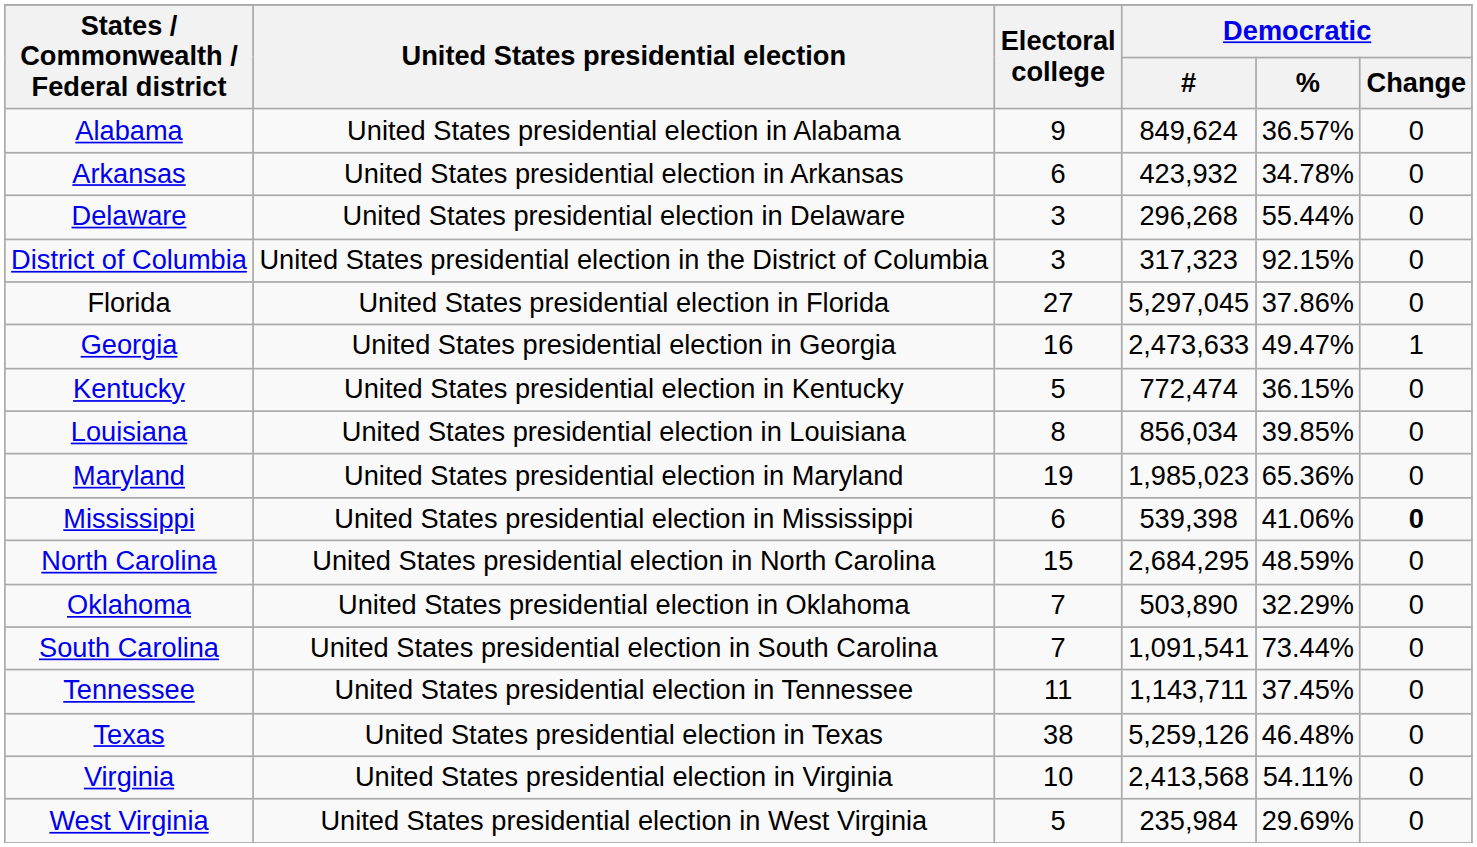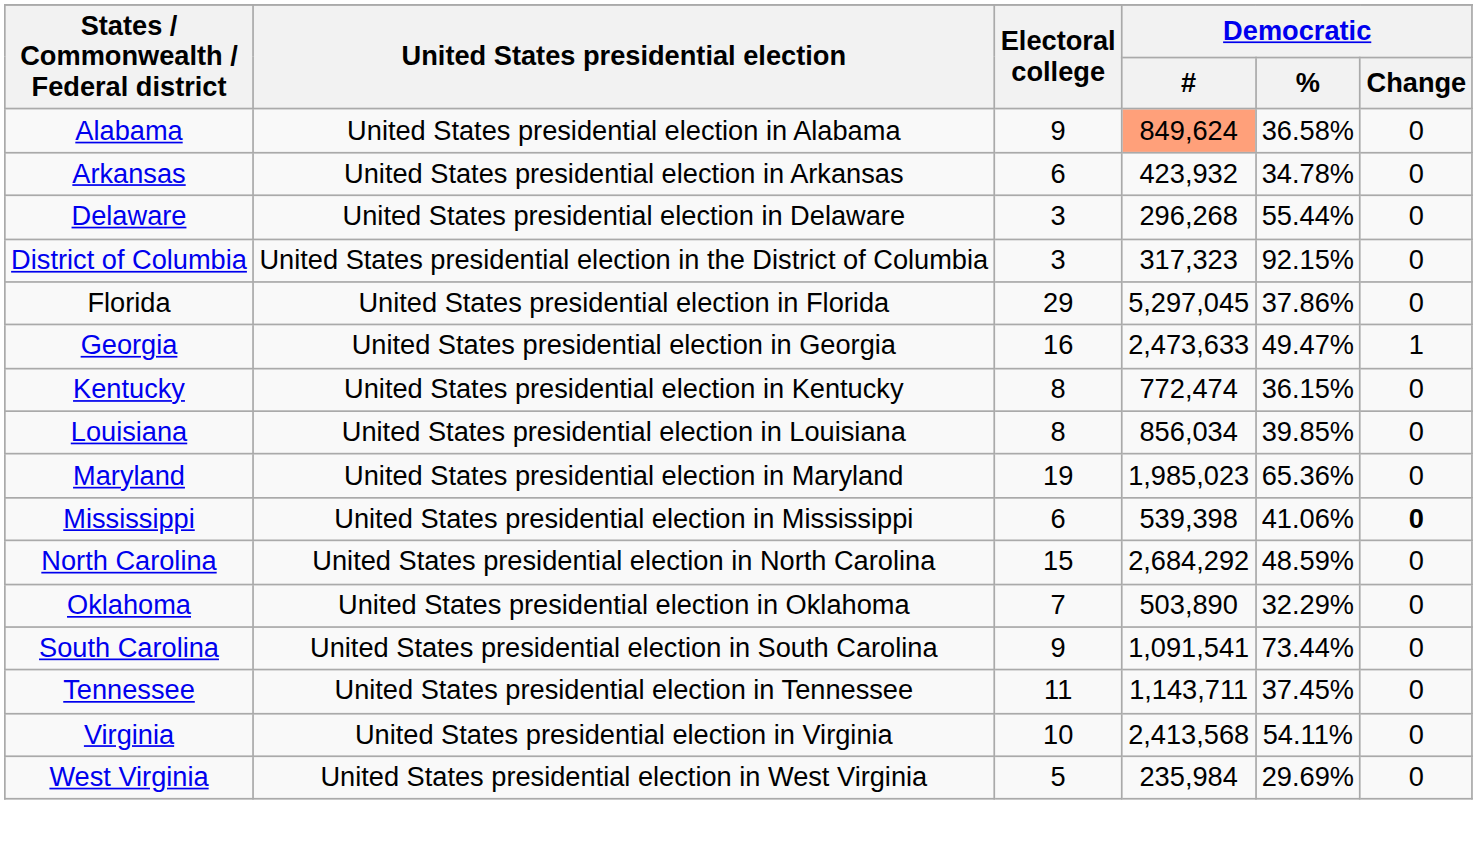(1189, 130) no background -> (1189, 130) lightsalmon background
(1308, 130) 36.57% -> (1308, 130) 36.58%
(1058, 302) 27 -> (1058, 302) 29
(1058, 389) 5 -> (1058, 389) 8
(1189, 561) 2,684,295 -> (1189, 561) 2,684,292
(1058, 648) 7 -> (1058, 648) 9
- row: (129, 734)
